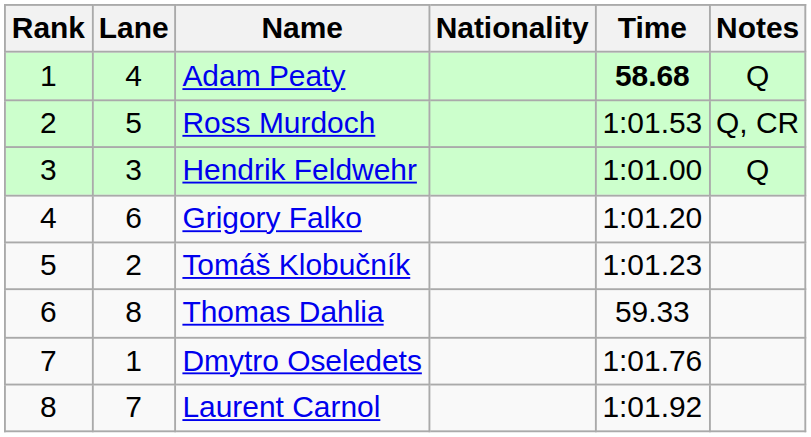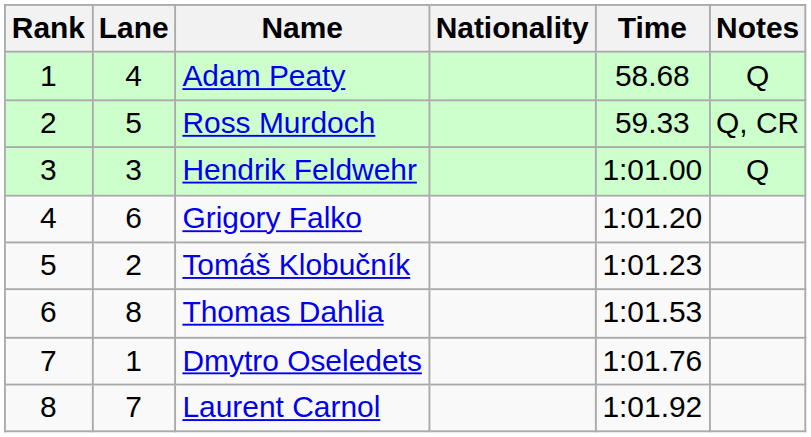(652, 75) bold -> (652, 75) normal
(652, 123) 1:01.53 -> (652, 123) 59.33
(652, 312) 59.33 -> (652, 312) 1:01.53
